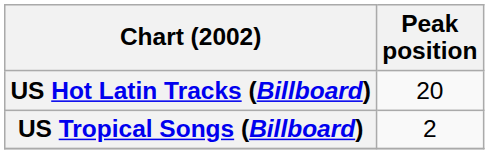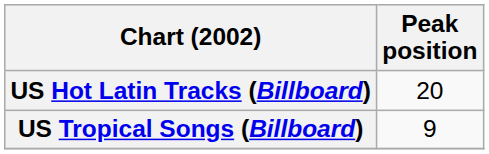(430, 129) 2 -> (430, 129) 9
